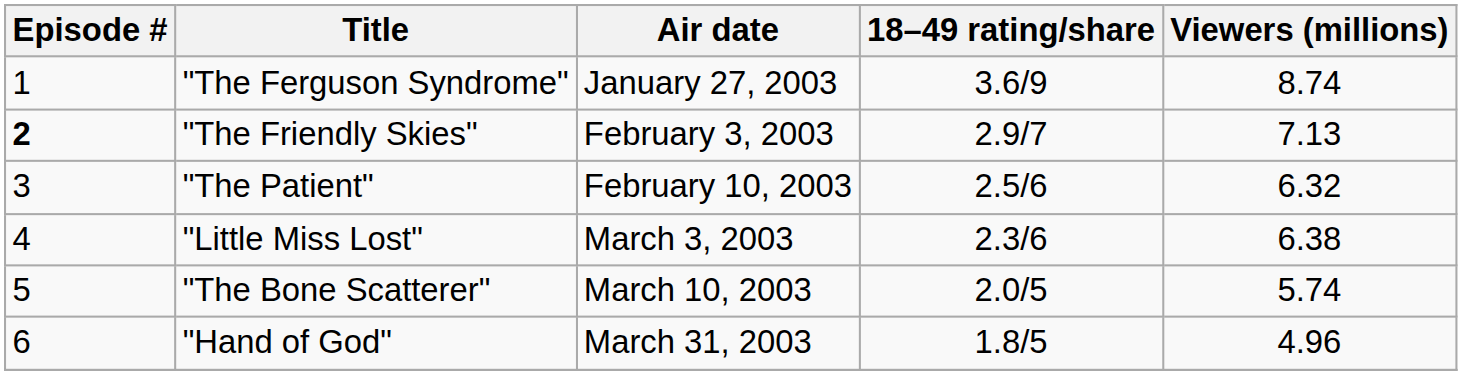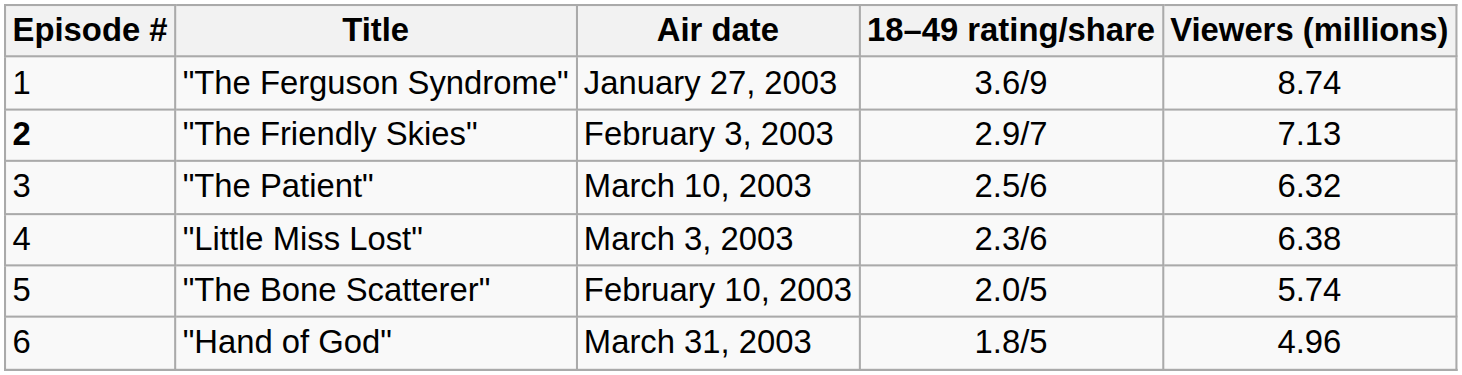(718, 186) February 10, 2003 -> (698, 186) March 10, 2003
(698, 290) March 10, 2003 -> (718, 290) February 10, 2003
